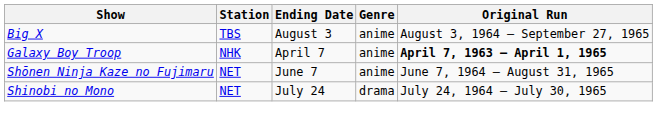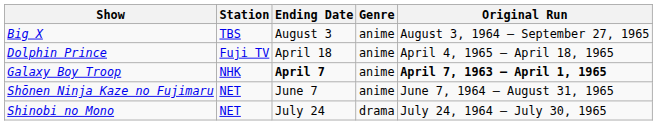+ row: (57, 53)
(300, 53) normal -> (300, 72) bold
